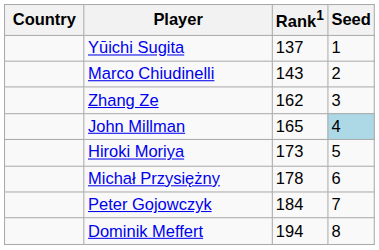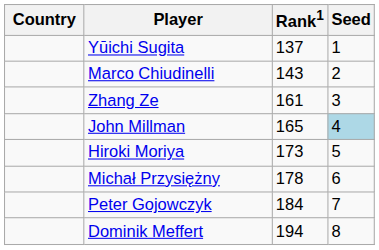(290, 100) 162 -> (290, 100) 161
